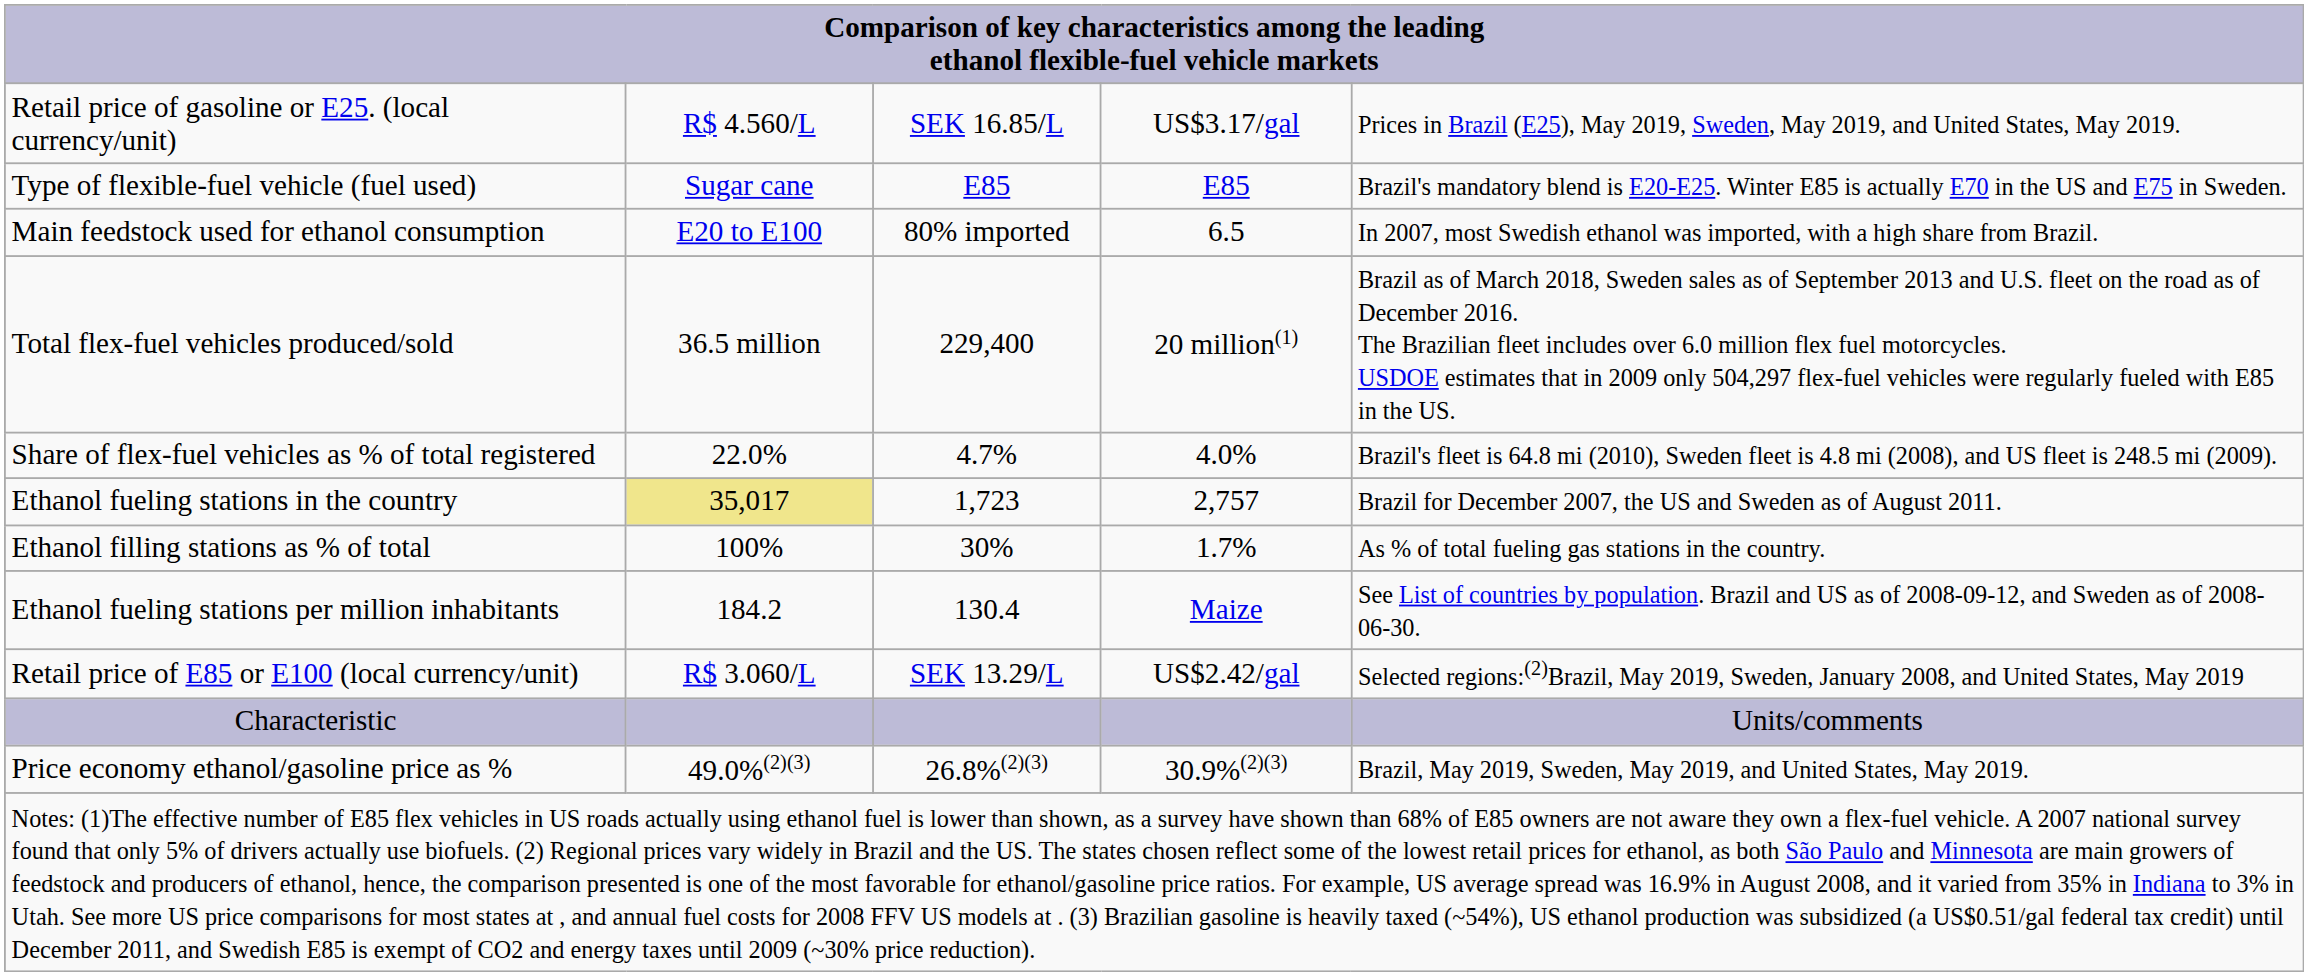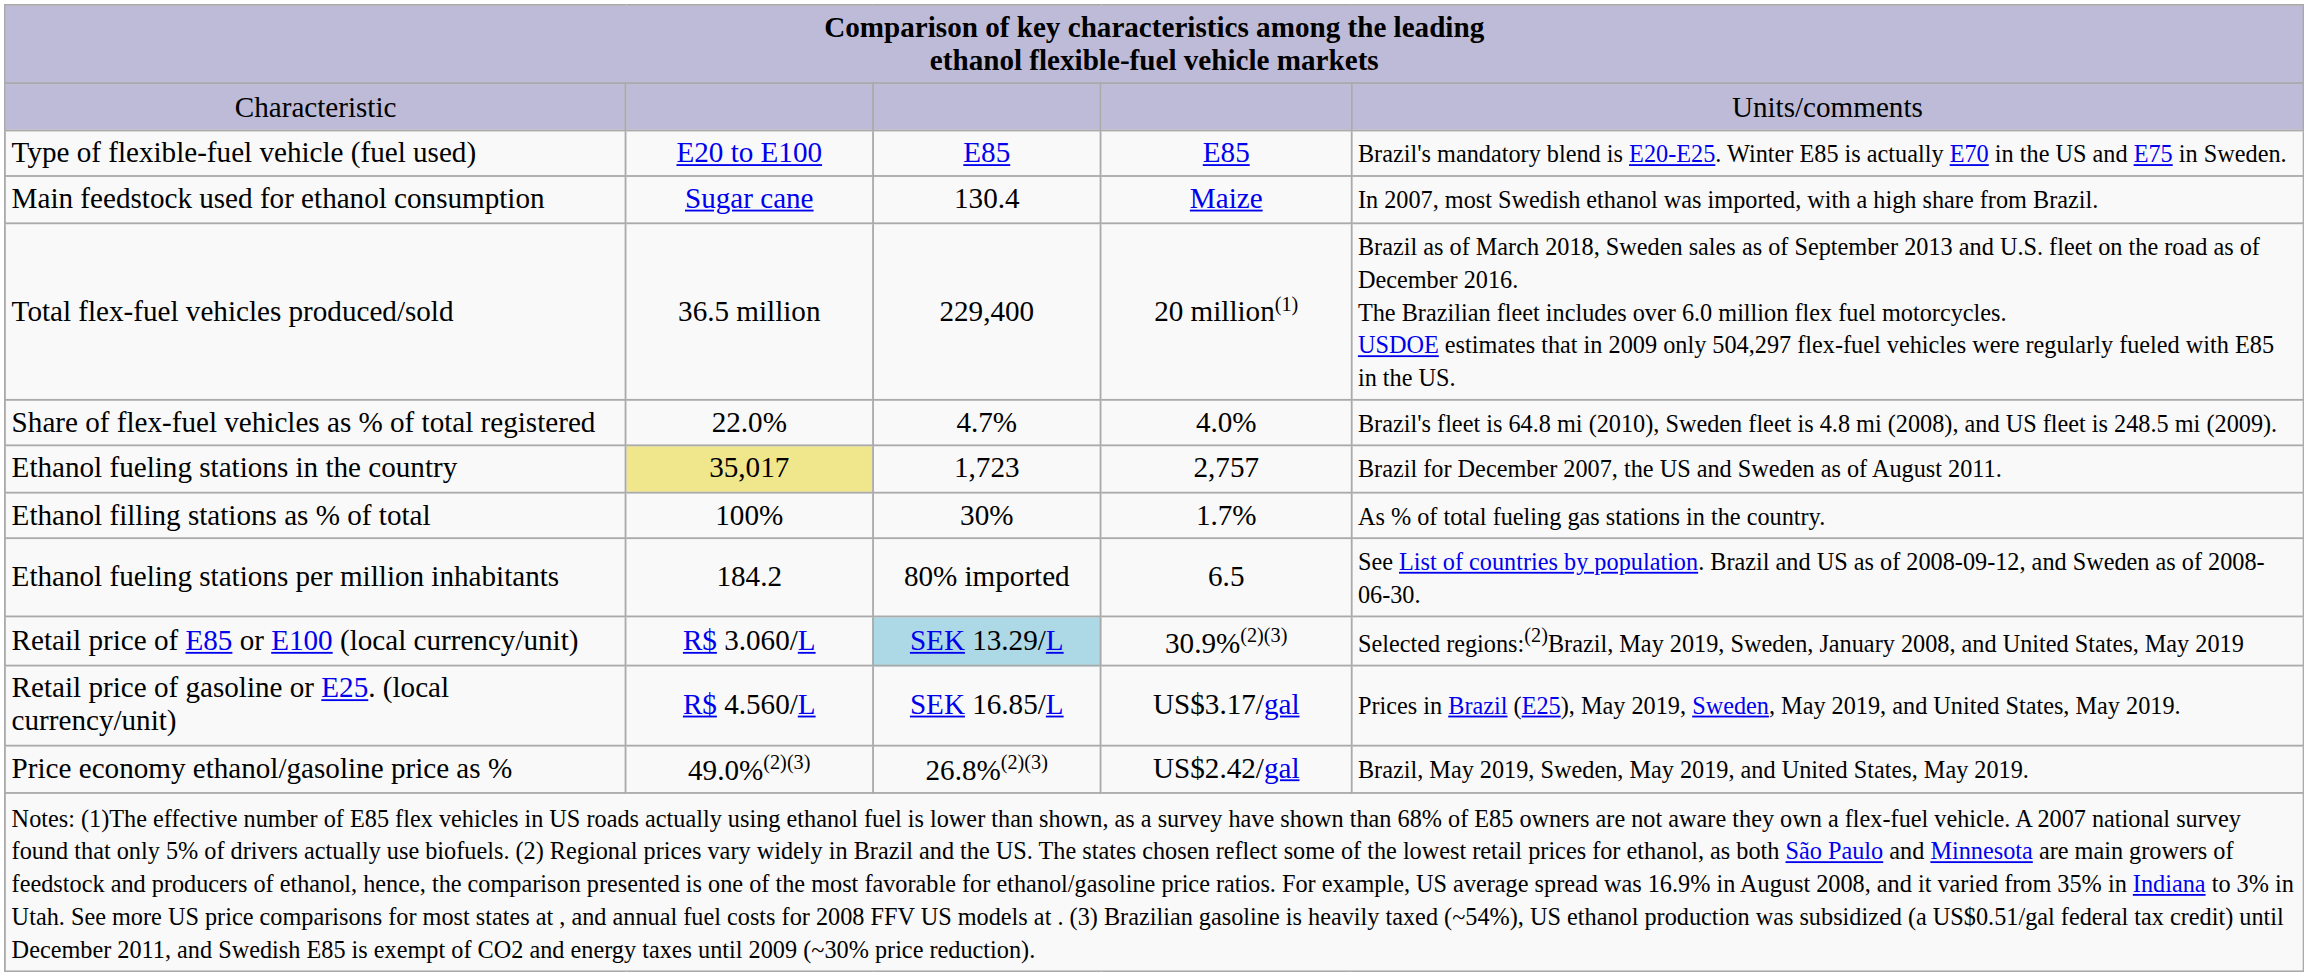rows swapped: (316, 721) <-> (230, 122)
(749, 185) Sugar cane -> (749, 152) E20 to E100
(749, 231) E20 to E100 -> (749, 198) Sugar cane
(987, 231) 80% imported -> (987, 198) 130.4
(1226, 231) 6.5 -> (1226, 198) Maize
(987, 609) 130.4 -> (987, 577) 80% imported
(1226, 609) Maize -> (1226, 577) 6.5
(987, 673) no background -> (987, 641) lightblue background
(1226, 673) US$2.42/gal -> (1226, 641) 30.9%(2)(3)
(1226, 768) 30.9%(2)(3) -> (1226, 768) US$2.42/gal
